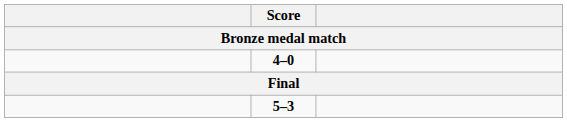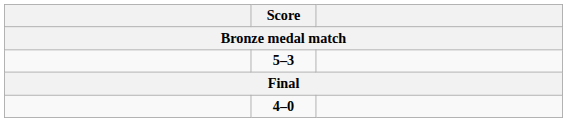rows swapped: (284, 60) <-> (284, 106)
